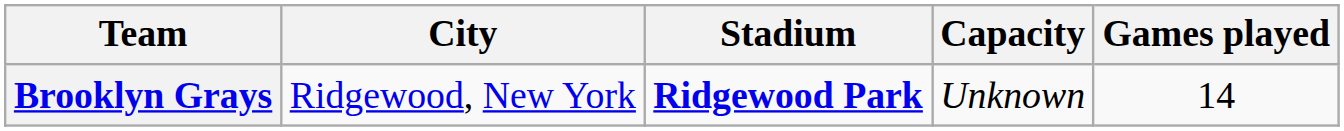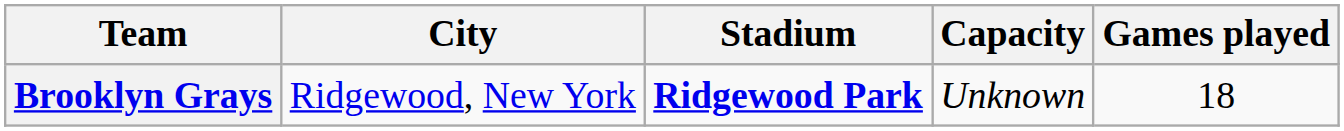(1216, 94) 14 -> (1216, 94) 18
